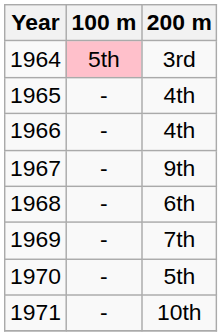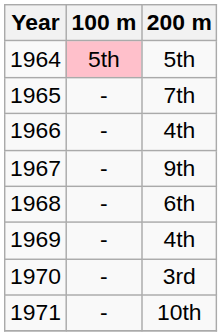(179, 58) 3rd -> (179, 58) 5th
(179, 95) 4th -> (179, 95) 7th
(179, 240) 7th -> (179, 240) 4th
(179, 276) 5th -> (179, 276) 3rd
